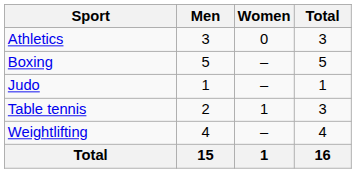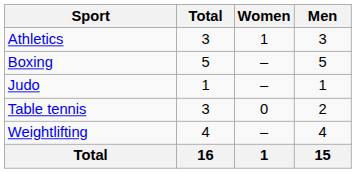columns swapped: (206, 16) <-> (323, 16)
(264, 39) 0 -> (264, 39) 1
(264, 109) 1 -> (264, 109) 0
